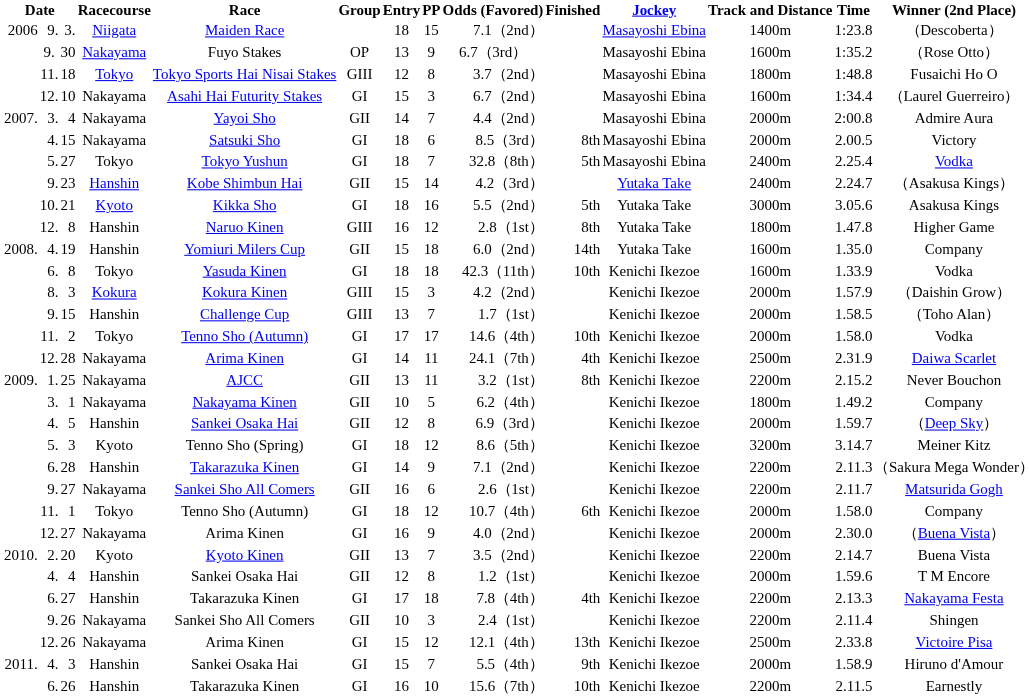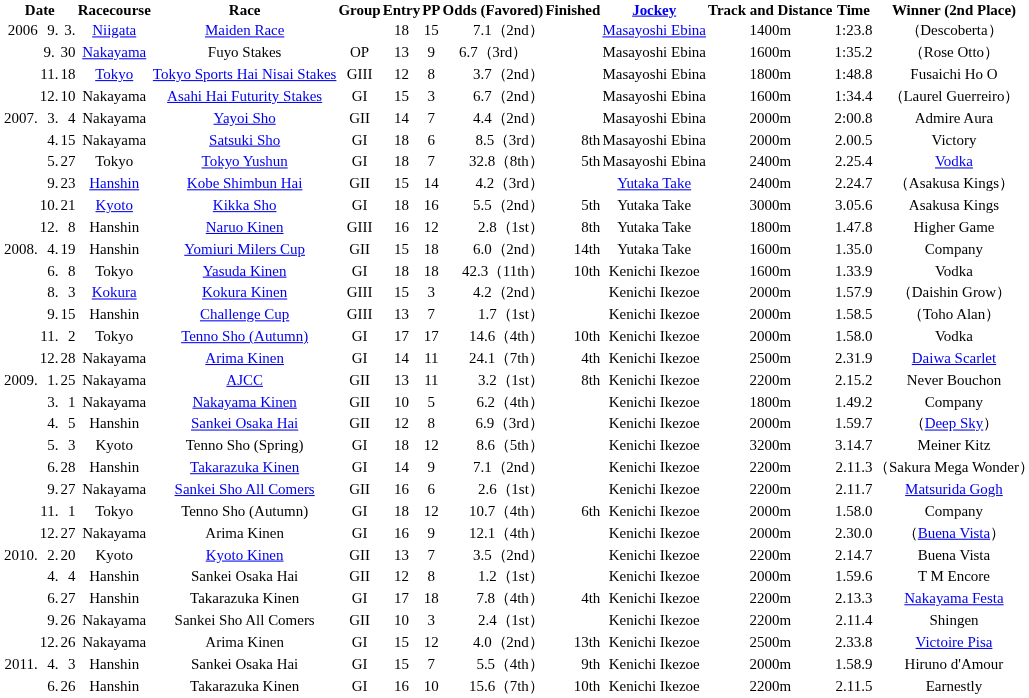(508, 532) 4.0（2nd） -> (506, 532) 12.1（4th）
(506, 642) 12.1（4th） -> (508, 642) 4.0（2nd）
